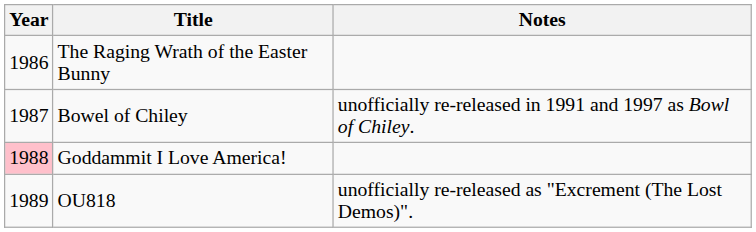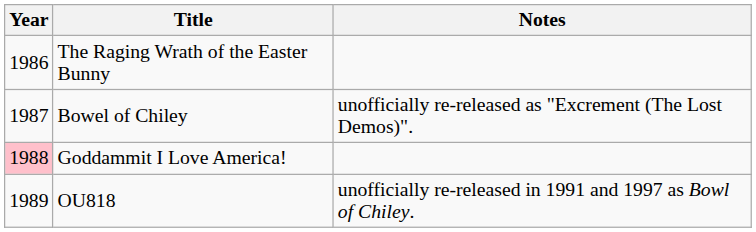(534, 115) unofficially re-released in 1991 and 1997 as Bowl of Chiley. -> (530, 115) unofficially re-released as "Excrement (The Lost Demos)".
(530, 200) unofficially re-released as "Excrement (The Lost Demos)". -> (534, 200) unofficially re-released in 1991 and 1997 as Bowl of Chiley.
